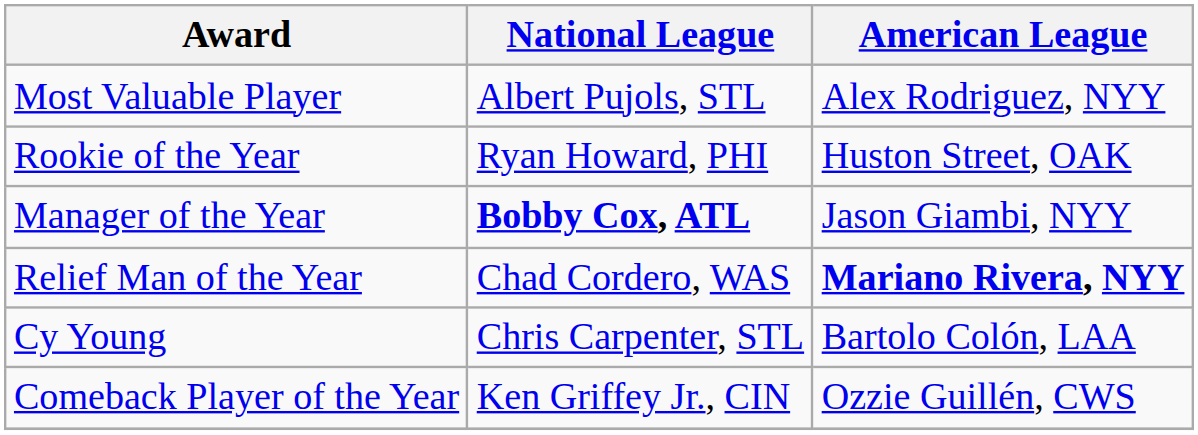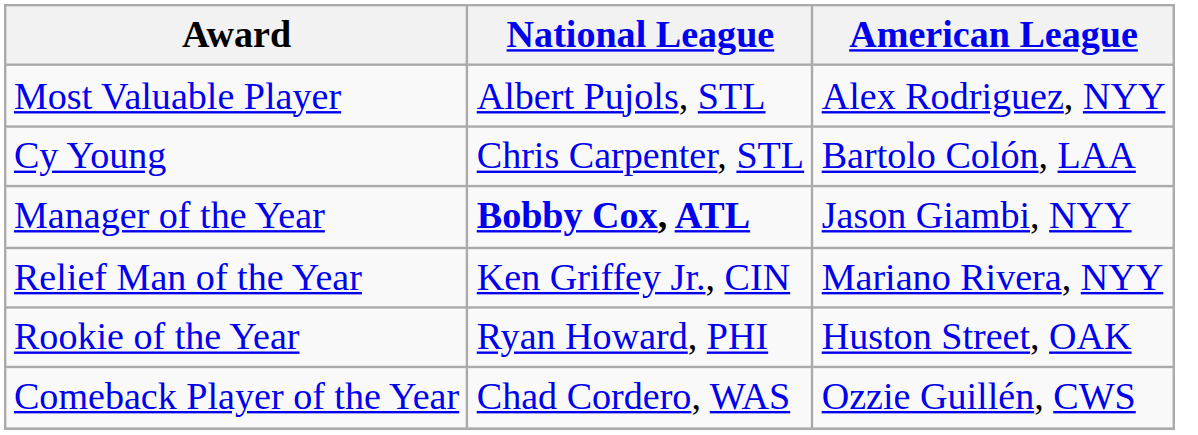rows swapped: (90, 336) <-> (157, 155)
(633, 276) Chad Cordero, WAS -> (633, 276) Ken Griffey Jr., CIN
(1003, 276) bold -> (992, 276) normal
(633, 397) Ken Griffey Jr., CIN -> (633, 397) Chad Cordero, WAS
